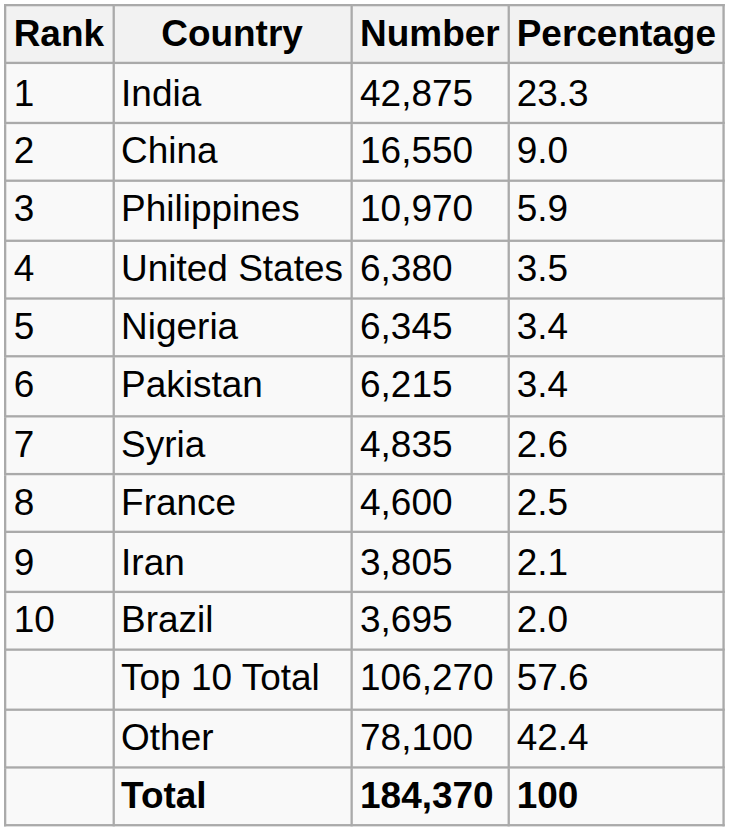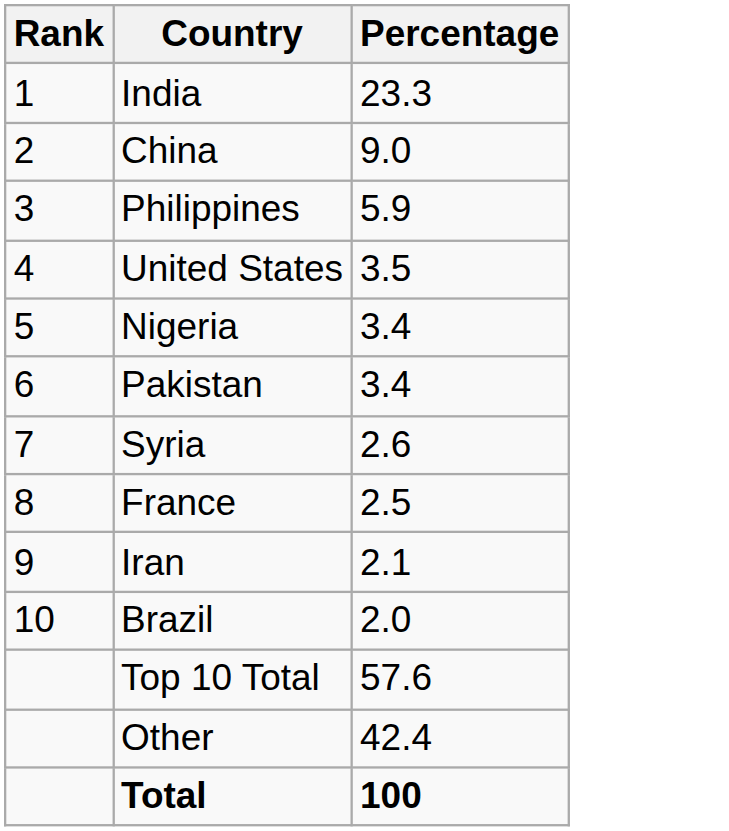- column: (430, 33)
